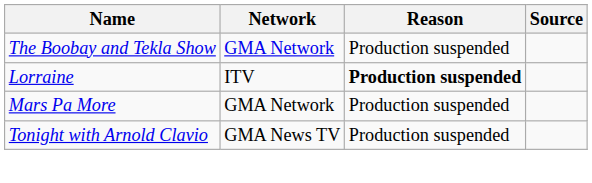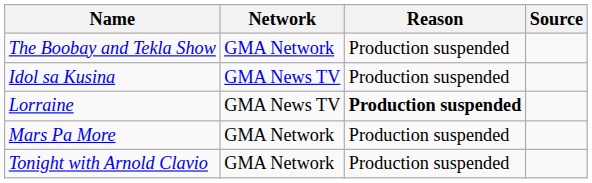+ row: (62, 76)
(239, 76) ITV -> (282, 105) GMA News TV
(282, 134) GMA News TV -> (279, 163) GMA Network
